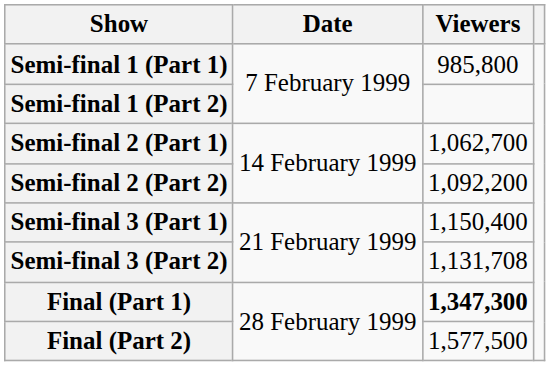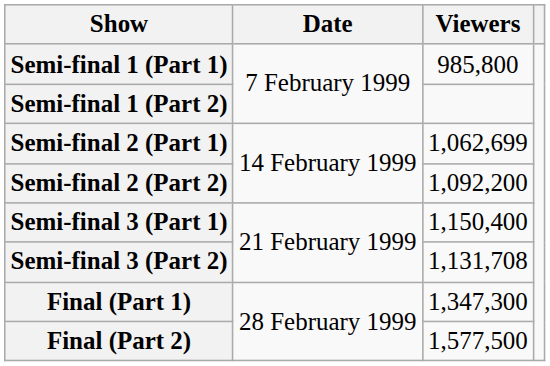(478, 143) 1,062,700 -> (478, 143) 1,062,699
(478, 301) bold -> (478, 301) normal
